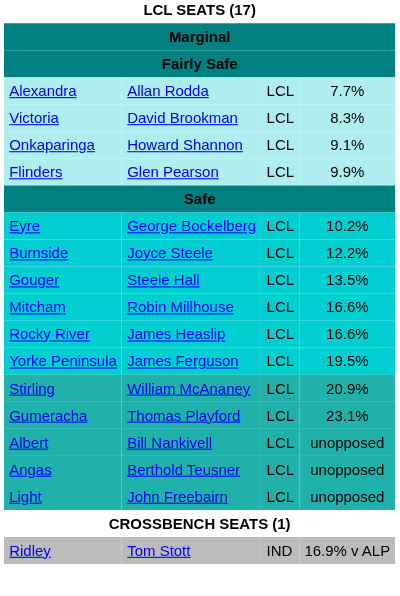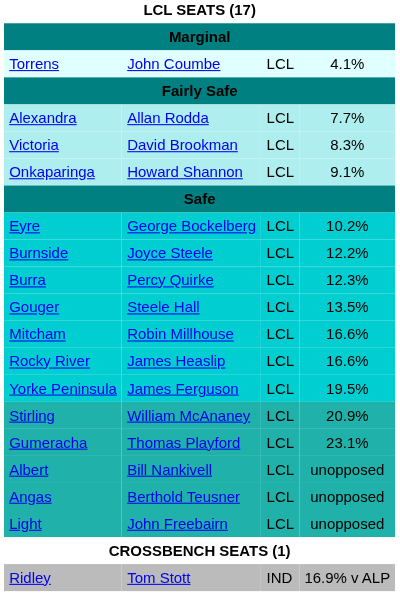+ row: (34, 64)
- row: (36, 172)
+ row: (28, 280)
